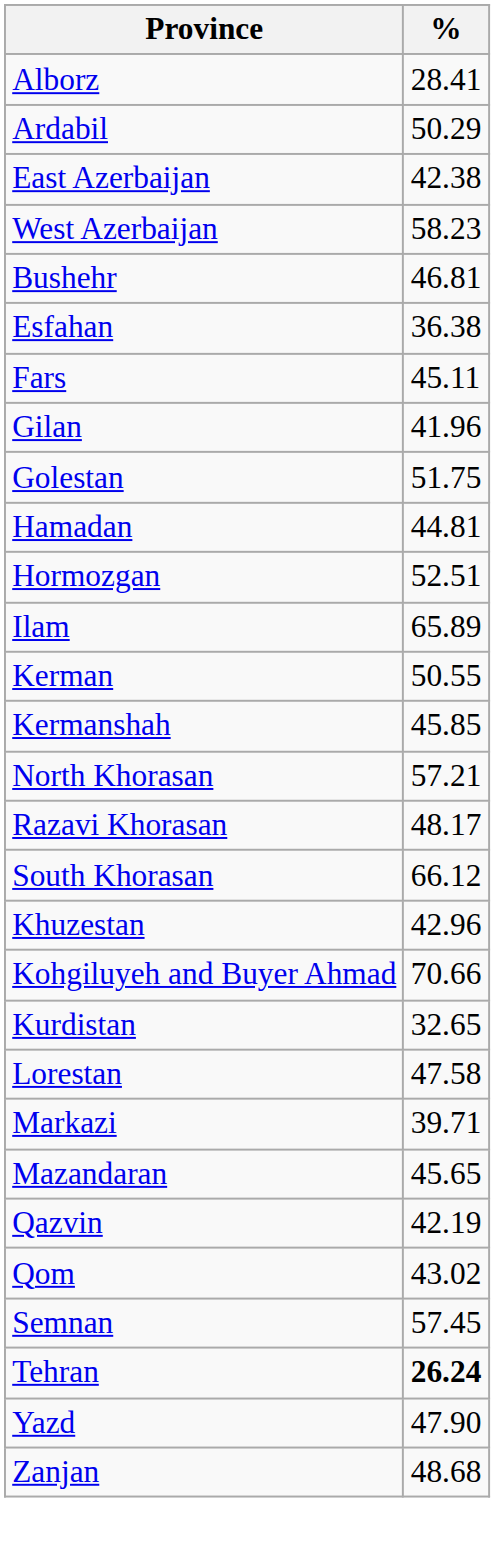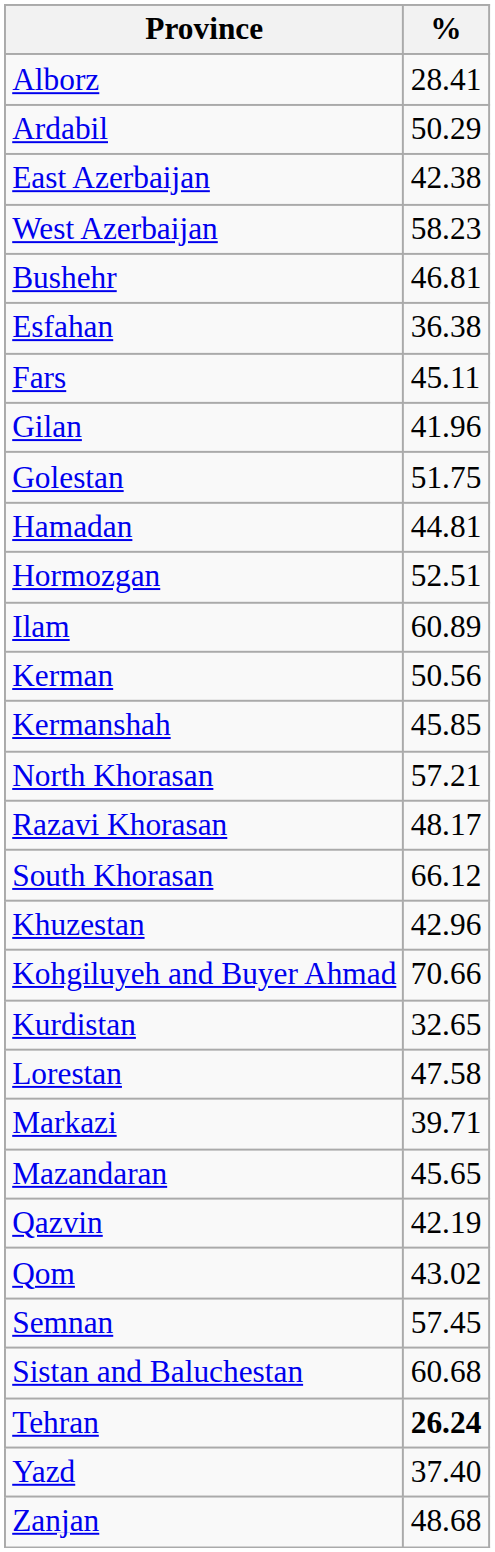(446, 626) 65.89 -> (446, 626) 60.89
(446, 675) 50.55 -> (446, 675) 50.56
+ row: (158, 1372)
(446, 1421) 47.90 -> (446, 1471) 37.40
